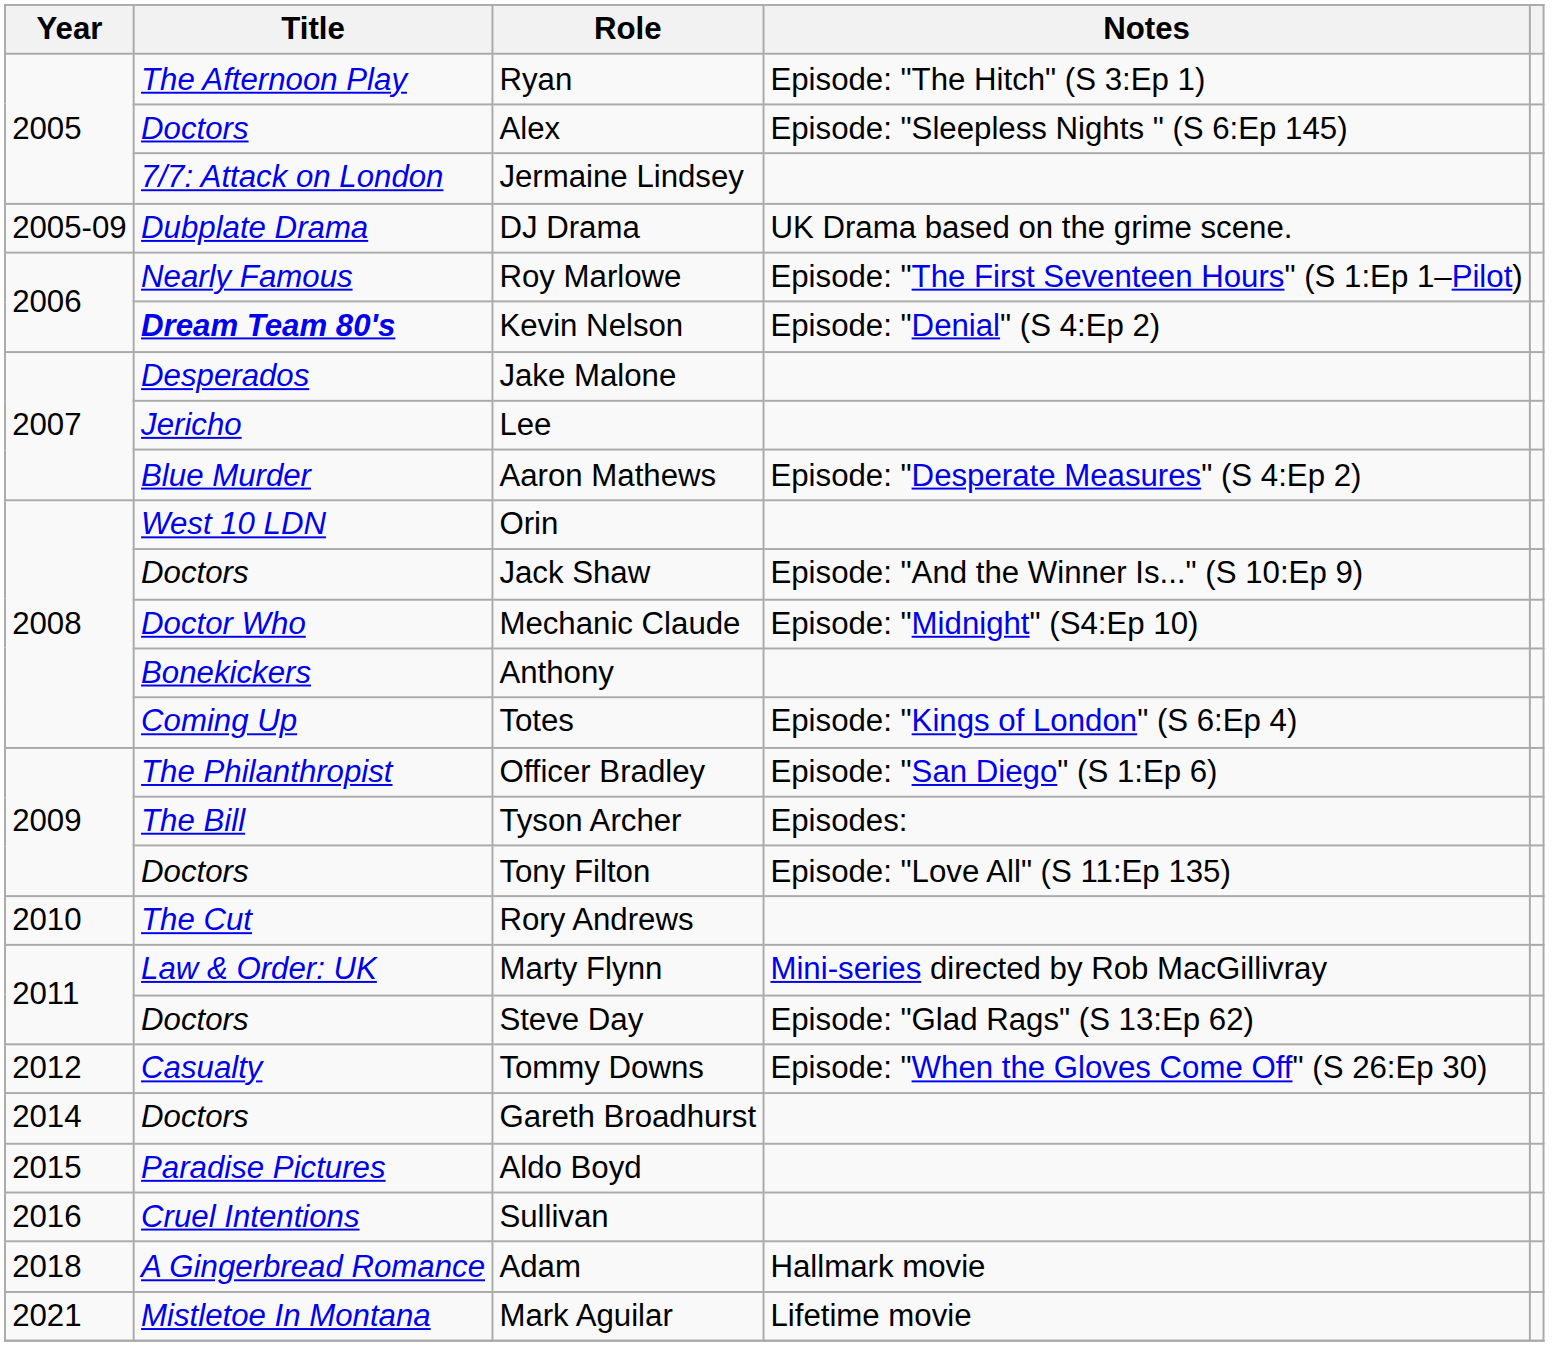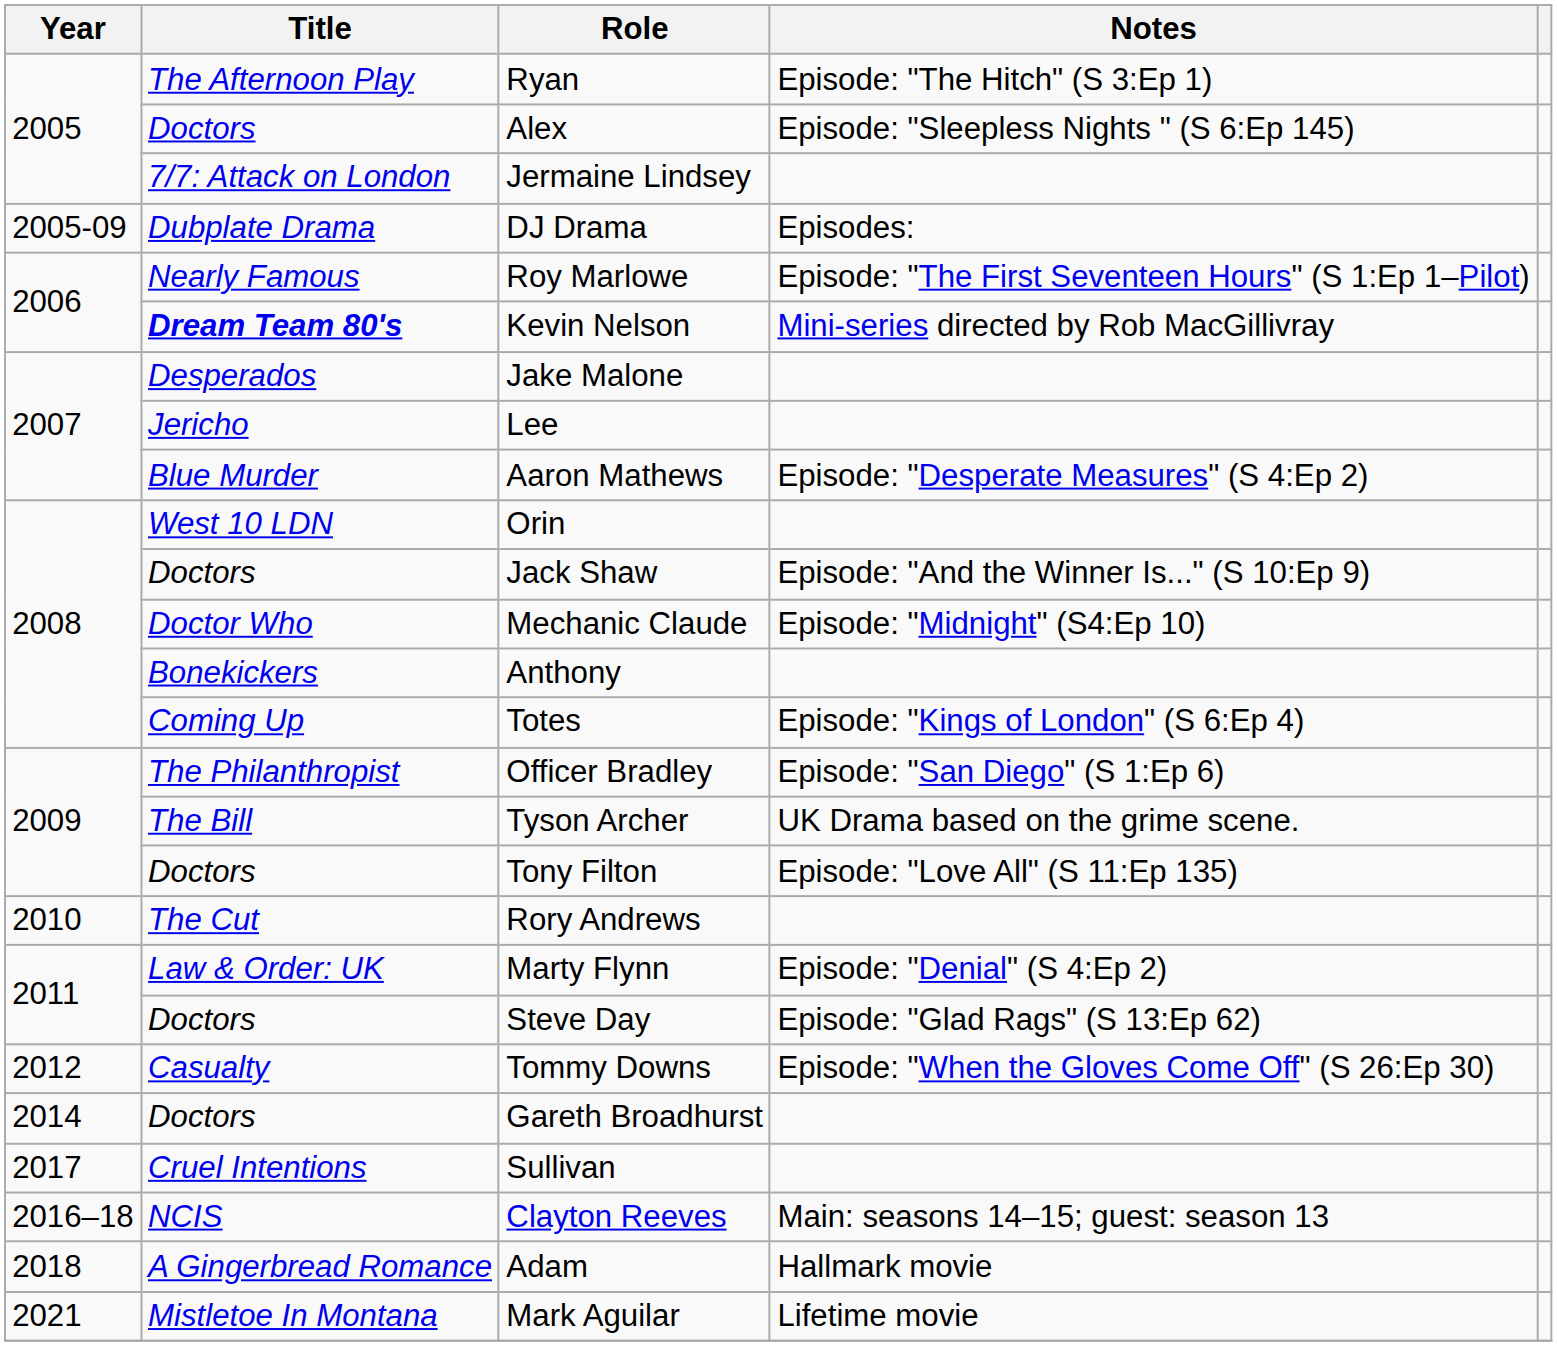(1031, 227) UK Drama based on the grime scene. -> (846, 227) Episodes:
(965, 326) Episode: "Denial" (S 4:Ep 2) -> (1056, 326) Mini-series directed by Rob MacGillivray
(839, 820) Episodes: -> (1038, 820) UK Drama based on the grime scene.
(1049, 969) Mini-series directed by Rob MacGillivray -> (972, 969) Episode: "Denial" (S 4:Ep 2)
- row: (571, 1167)
(47, 1216) 2016 -> (47, 1167) 2017
+ row: (616, 1216)
